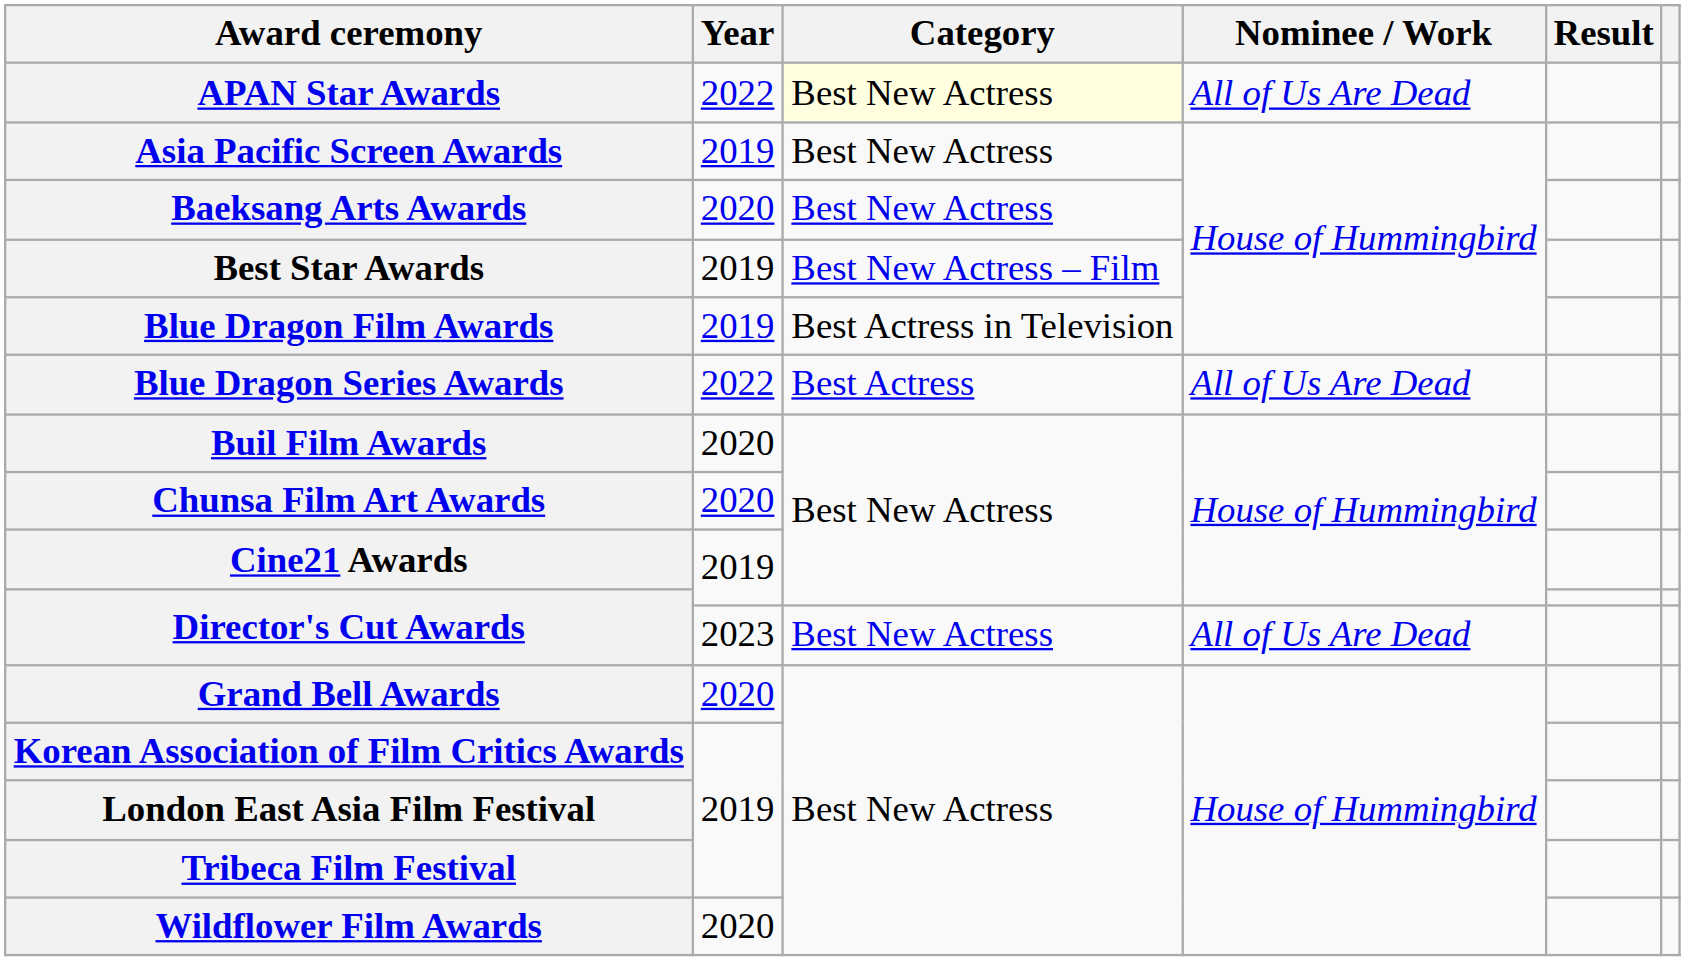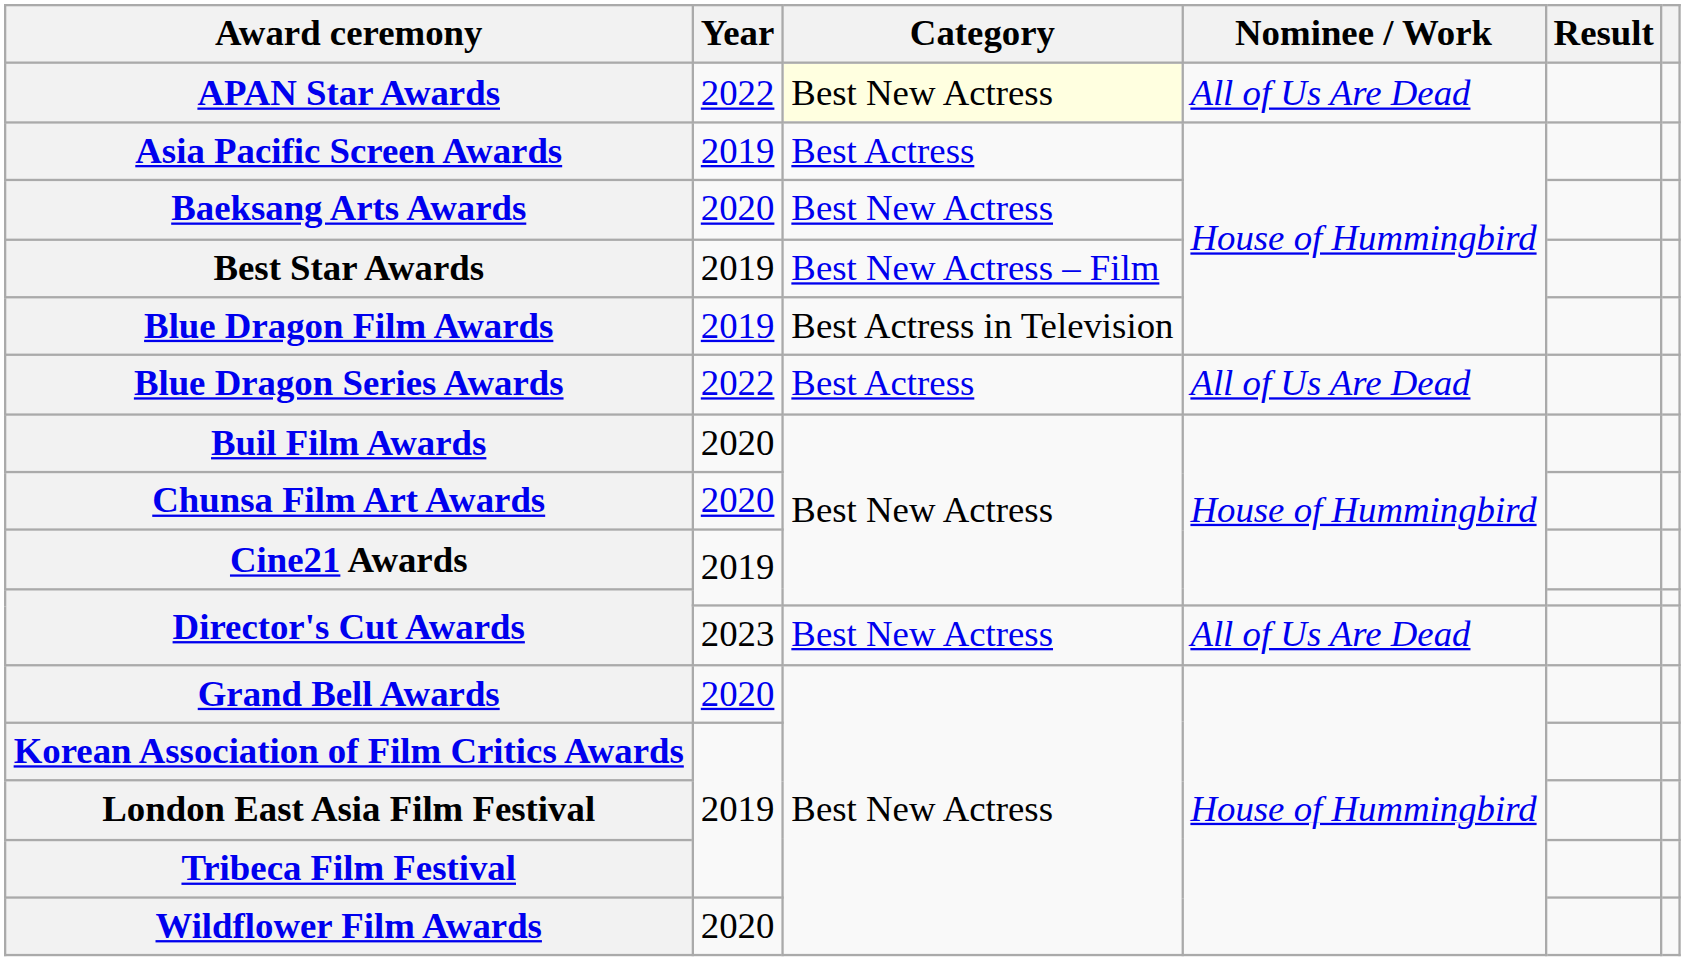(922, 150) Best New Actress -> (883, 150) Best Actress
